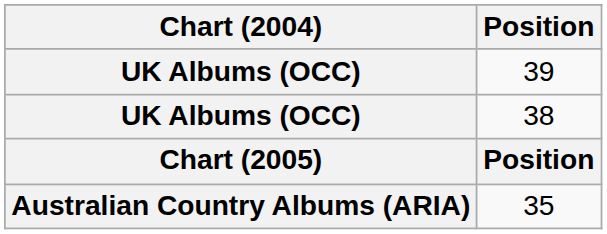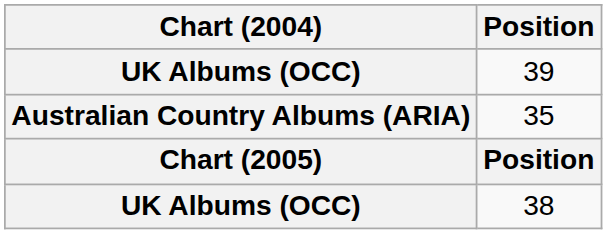rows swapped: (539, 116) <-> (539, 205)
